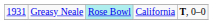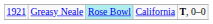(16, 12) 1931 -> (16, 12) 1921
